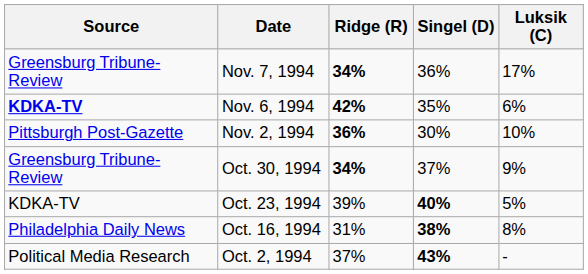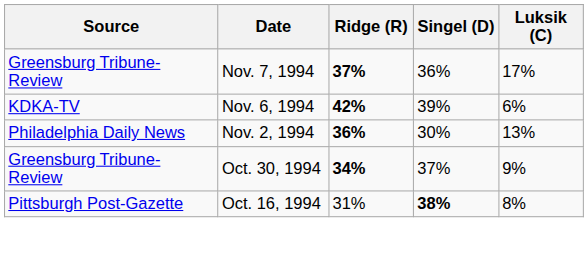(349, 71) 34% -> (349, 71) 37%
(45, 106) bold -> (44, 106) normal
(434, 106) 35% -> (434, 106) 39%
(96, 133) Pittsburgh Post-Gazette -> (97, 133) Philadelphia Daily News
(519, 133) 10% -> (519, 133) 13%
- row: (271, 203)
(97, 230) Philadelphia Daily News -> (96, 203) Pittsburgh Post-Gazette
- row: (267, 256)
